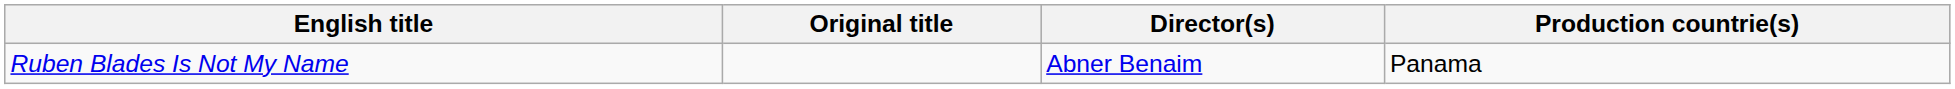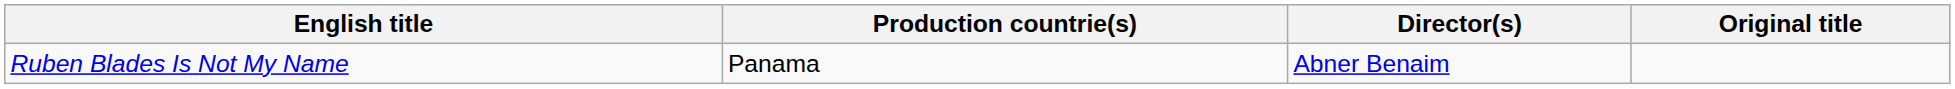columns swapped: (881, 24) <-> (1667, 24)
